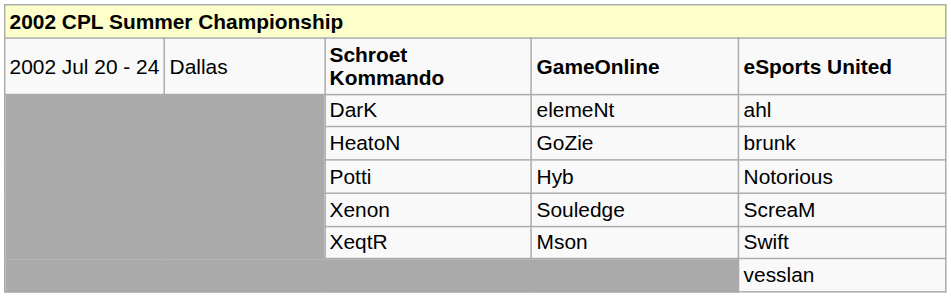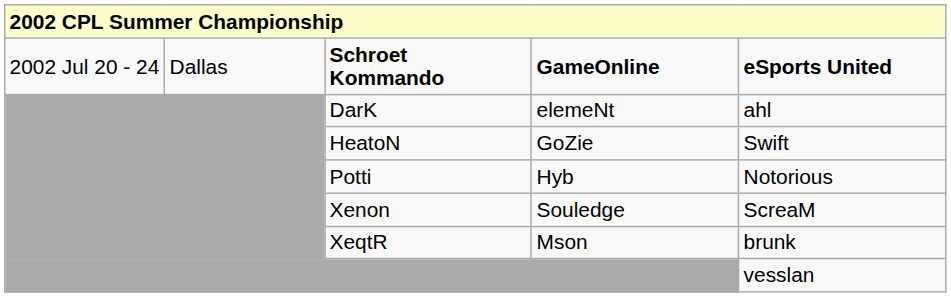(770, 143) brunk -> (766, 143) Swift
(766, 242) Swift -> (770, 242) brunk
